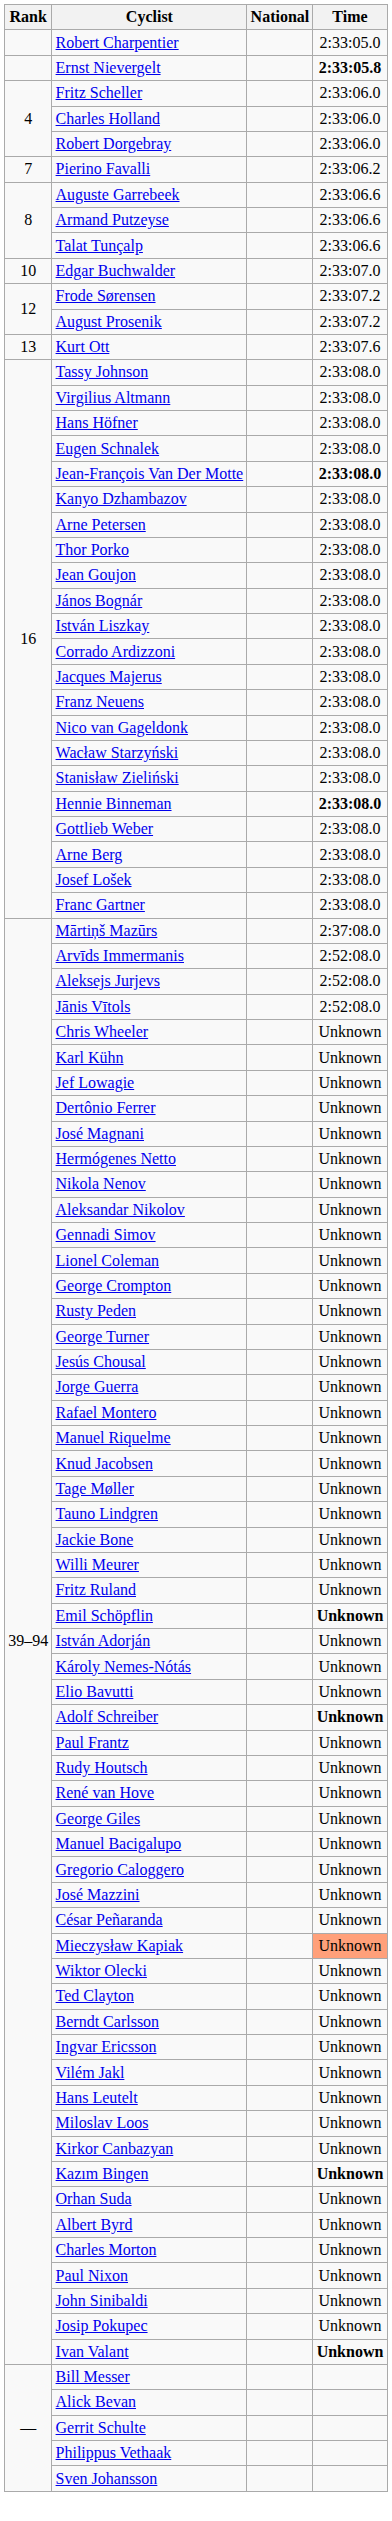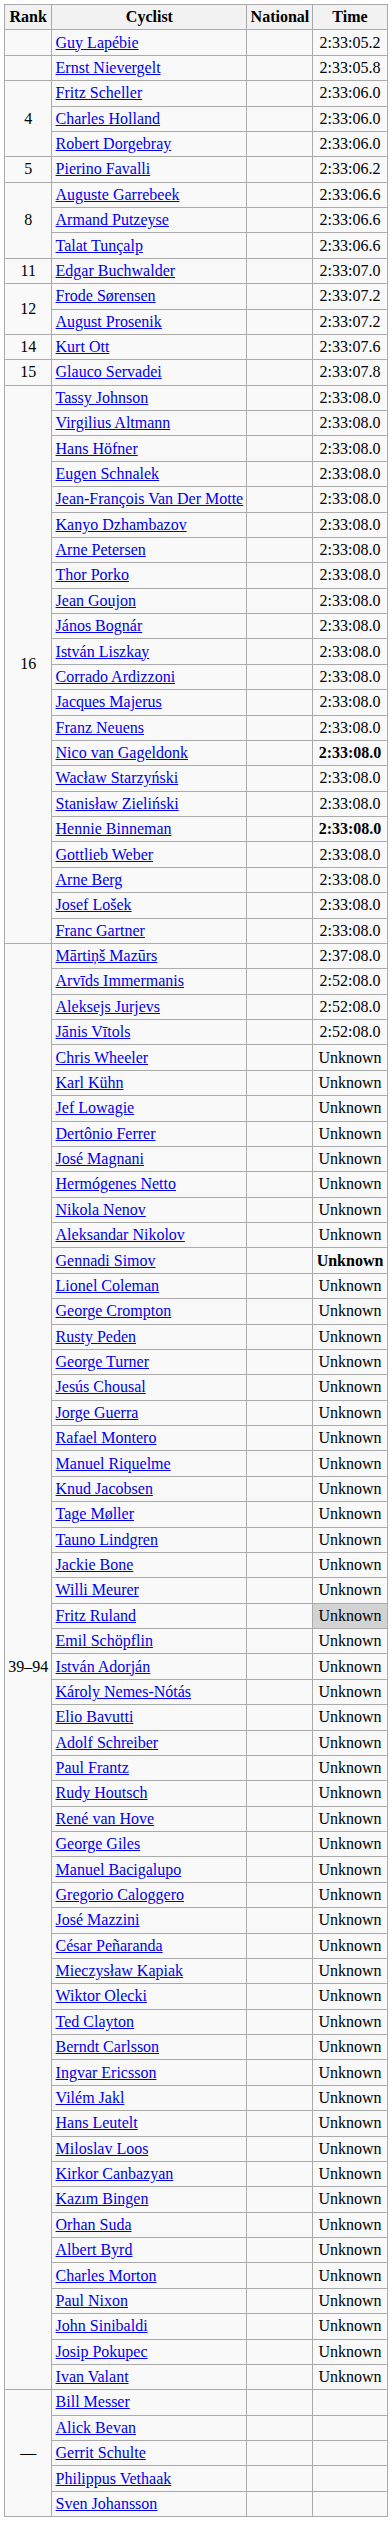- row: (117, 42)
+ row: (97, 42)
(350, 67) bold -> (350, 67) normal
(28, 169) 7 -> (28, 169) 5
(28, 270) 10 -> (28, 270) 11
(28, 347) 13 -> (28, 347) 14
+ row: (109, 372)
(350, 473) bold -> (350, 499) normal
(350, 727) normal -> (350, 753) bold
(350, 1235) normal -> (350, 1260) bold
(350, 1590) no background -> (350, 1615) lightgrey background
(350, 1615) bold -> (350, 1641) normal
(350, 1717) bold -> (350, 1742) normal
(350, 1945) lightsalmon background -> (350, 1971) no background
(350, 2174) bold -> (350, 2199) normal
(350, 2351) bold -> (350, 2377) normal
